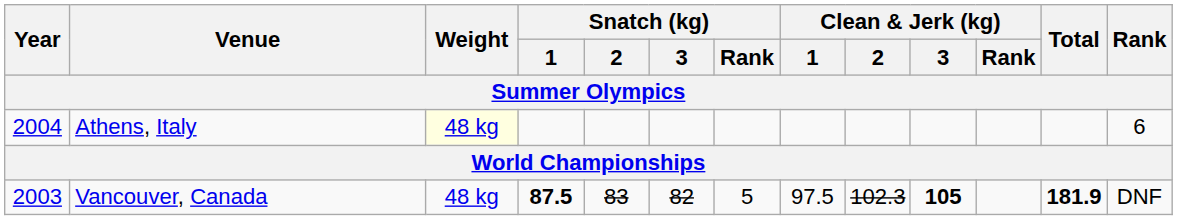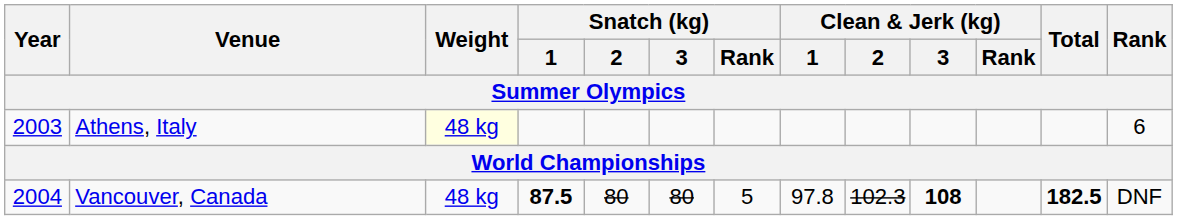(37, 127) 2004 -> (37, 127) 2003
(37, 197) 2003 -> (37, 197) 2004
(616, 197) 83 -> (616, 197) 80
(682, 197) 82 -> (682, 197) 80
(812, 197) 97.5 -> (812, 197) 97.8
(943, 197) 105 -> (943, 197) 108
(1074, 197) 181.9 -> (1074, 197) 182.5
